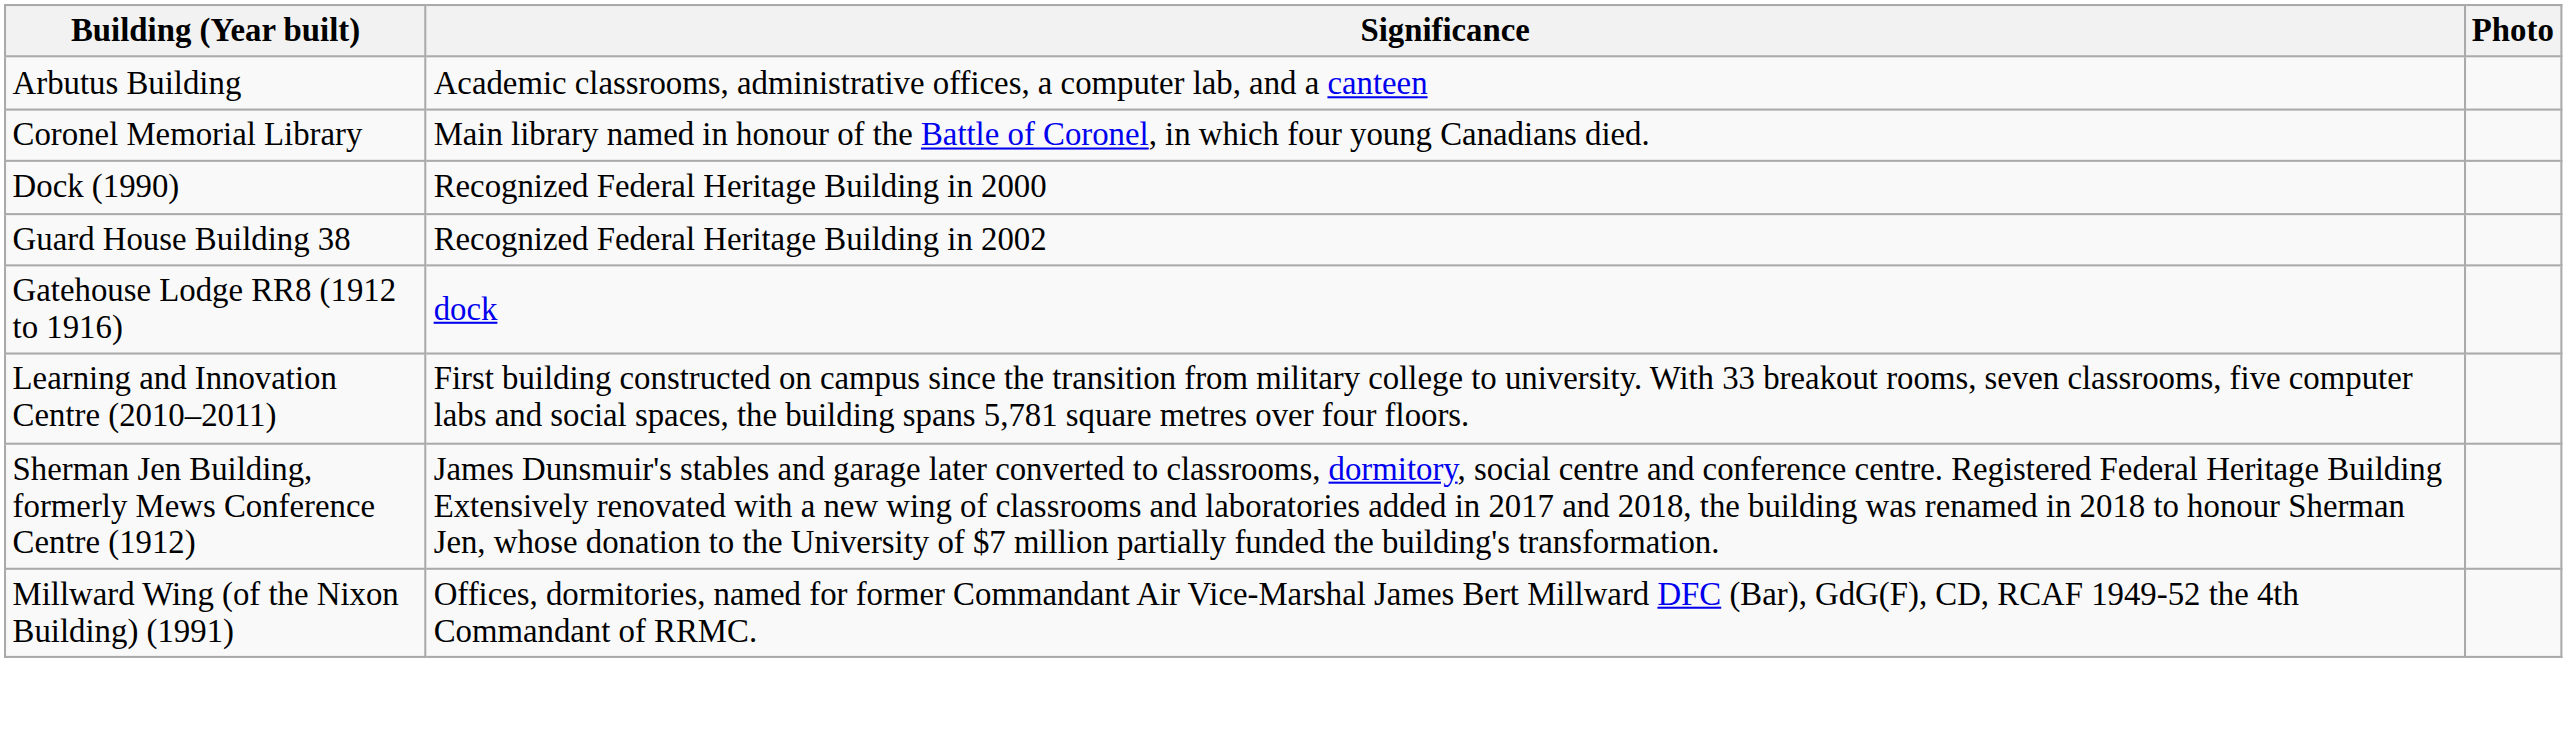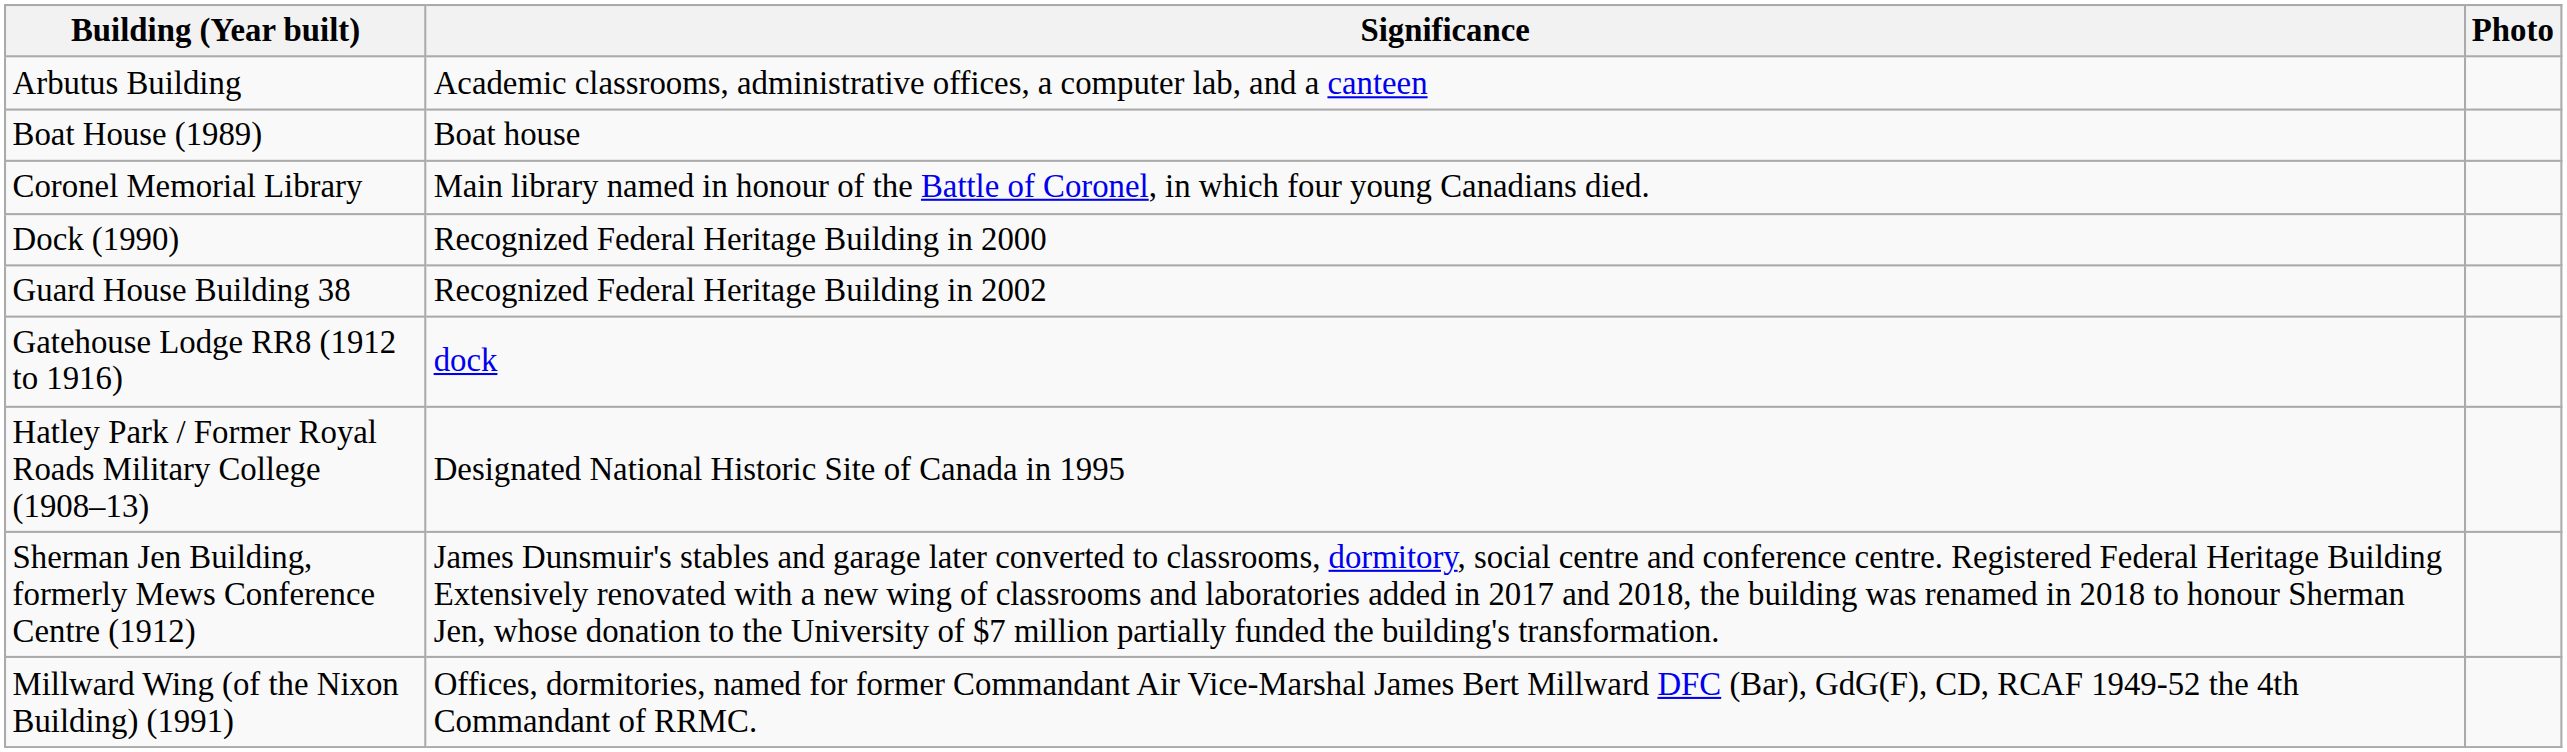+ row: (137, 134)
+ row: (195, 468)
- row: (175, 397)
